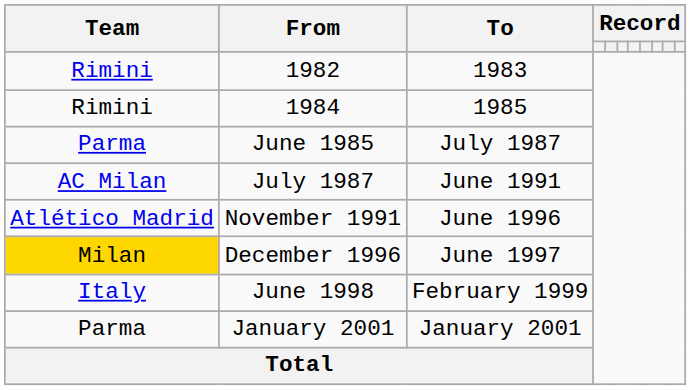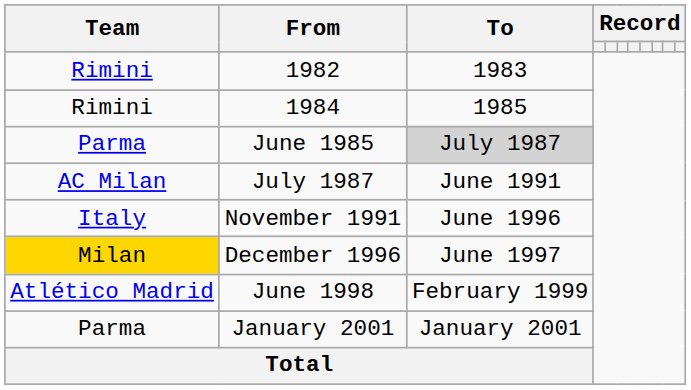(500, 145) no background -> (500, 145) lightgrey background
(112, 218) Atlético Madrid -> (112, 218) Italy
(112, 292) Italy -> (112, 292) Atlético Madrid
